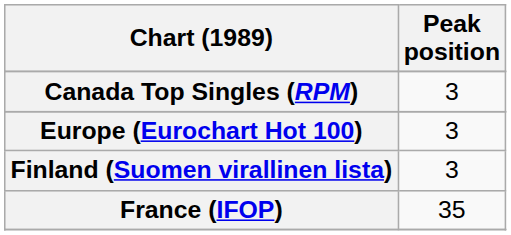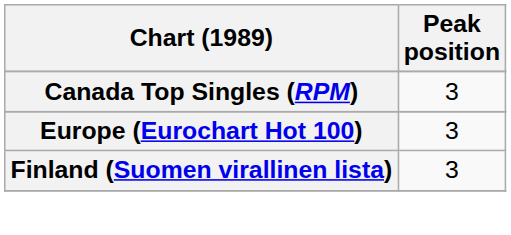- row: (201, 209)
